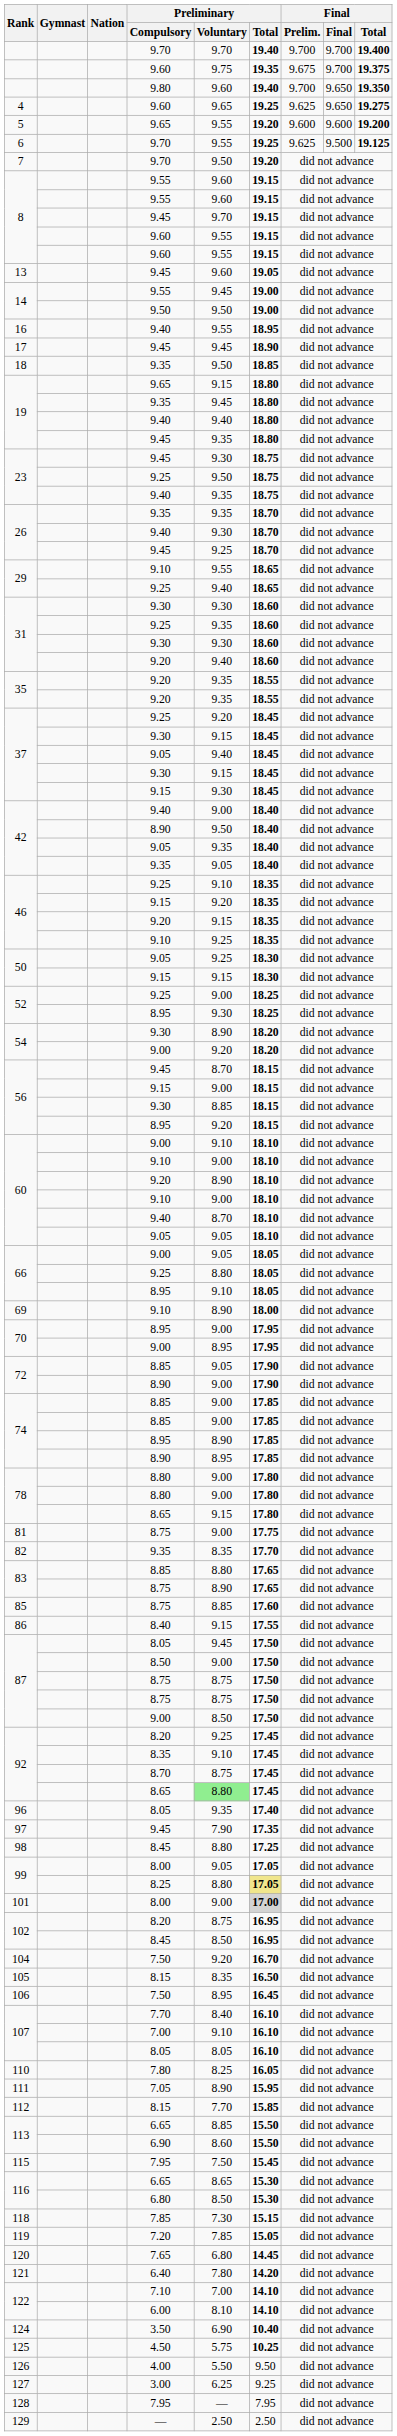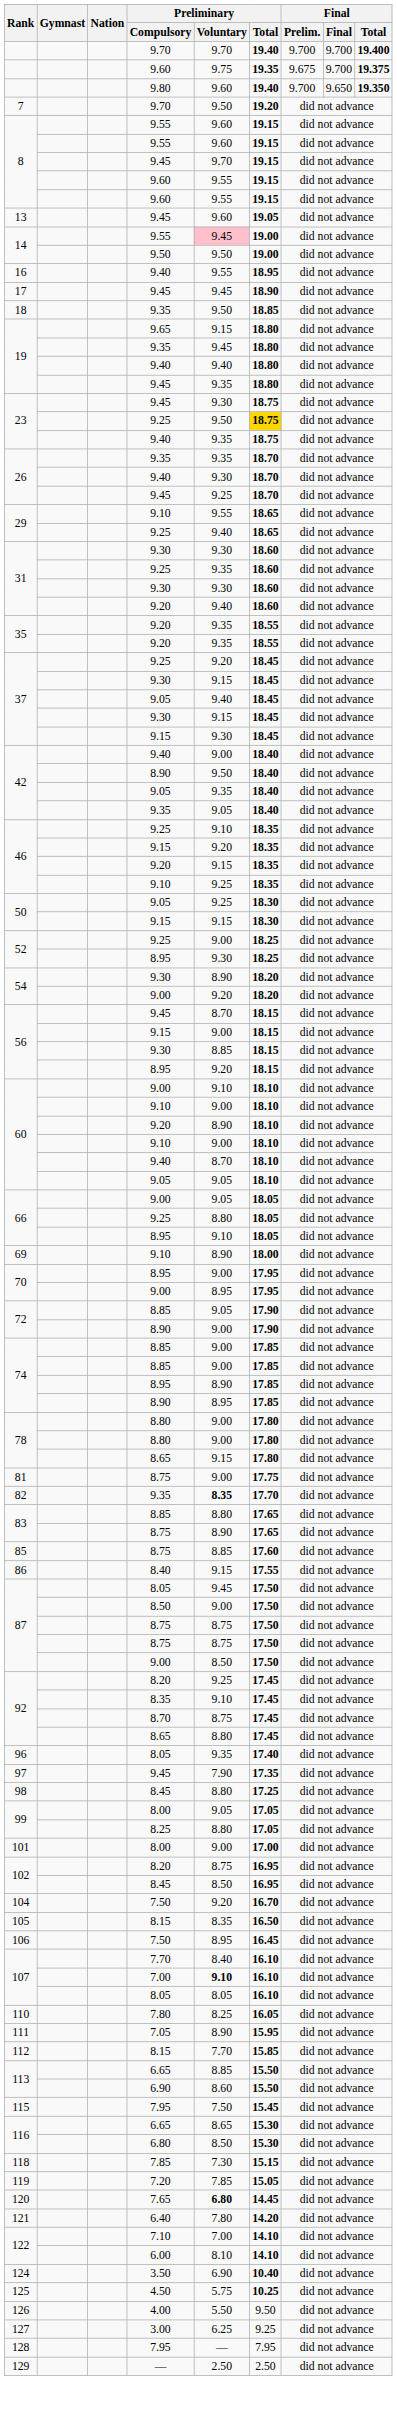- row: (21, 106)
- row: (21, 124)
- row: (21, 143)
(222, 291) no background -> (222, 236) pink background
(265, 476) no background -> (265, 421) gold background
(222, 1551) normal -> (222, 1495) bold
(222, 1792) lightgreen background -> (222, 1736) no background
(265, 1884) khaki background -> (265, 1829) no background
(265, 1903) lightgrey background -> (265, 1847) no background
(222, 2032) normal -> (222, 1977) bold
(222, 2255) normal -> (222, 2199) bold
